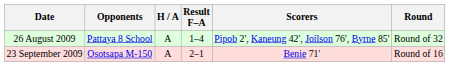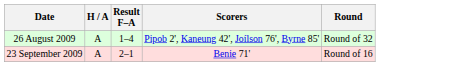- column: (120, 17)
